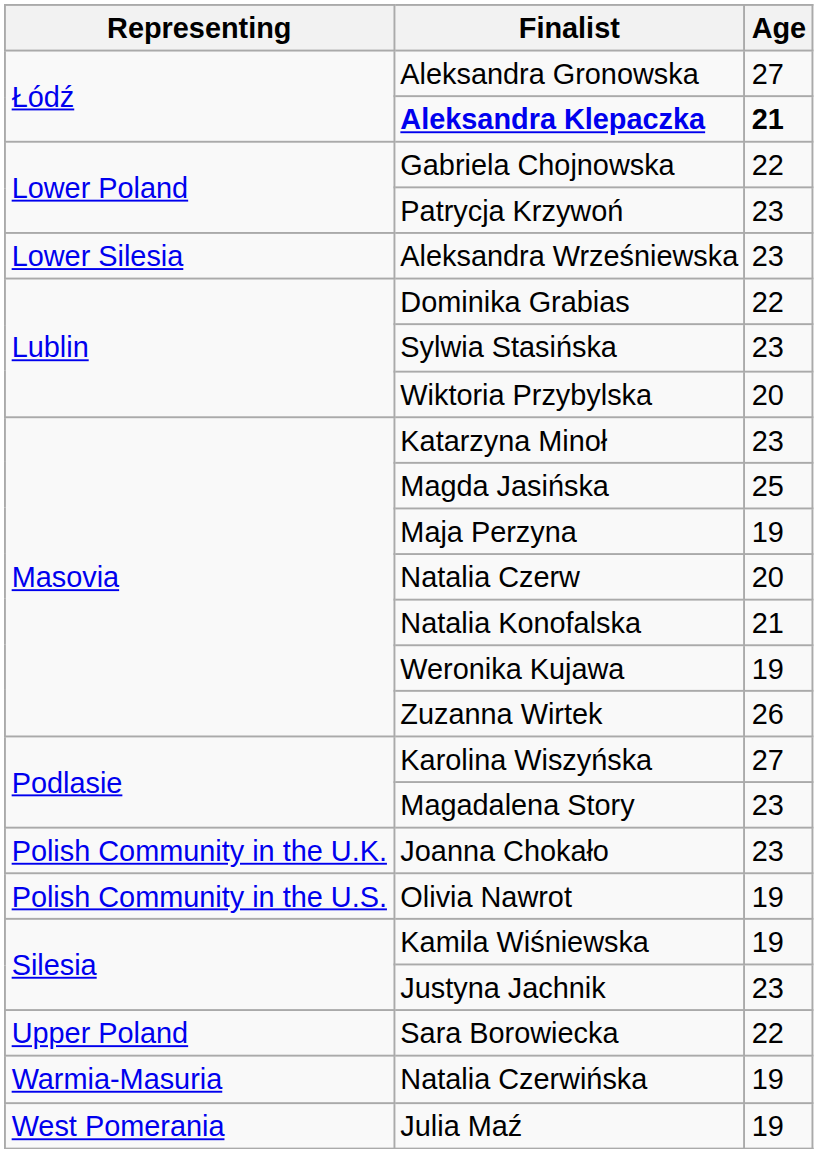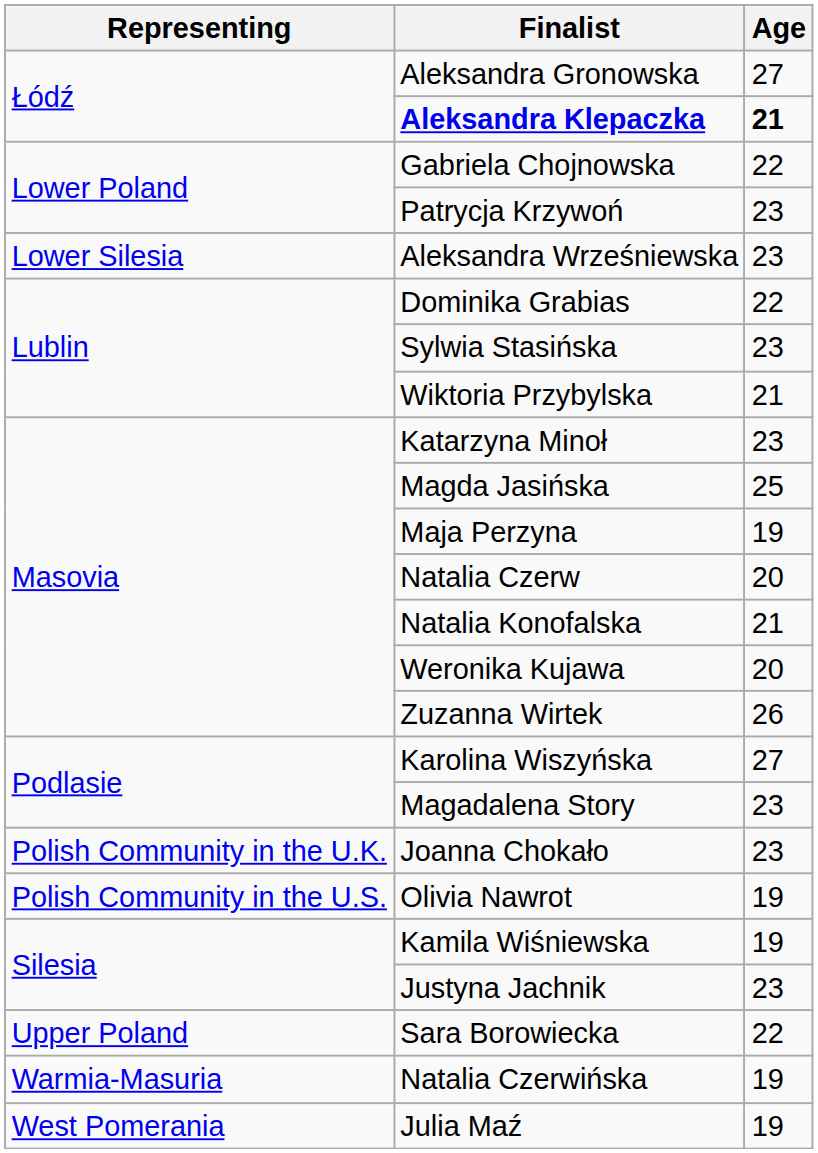(768, 394) 20 -> (768, 394) 21
(768, 668) 19 -> (768, 668) 20
